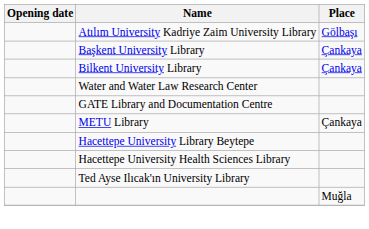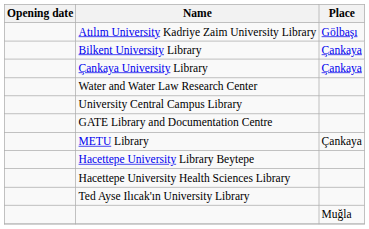- row: (142, 50)
+ row: (143, 68)
+ row: (160, 104)
